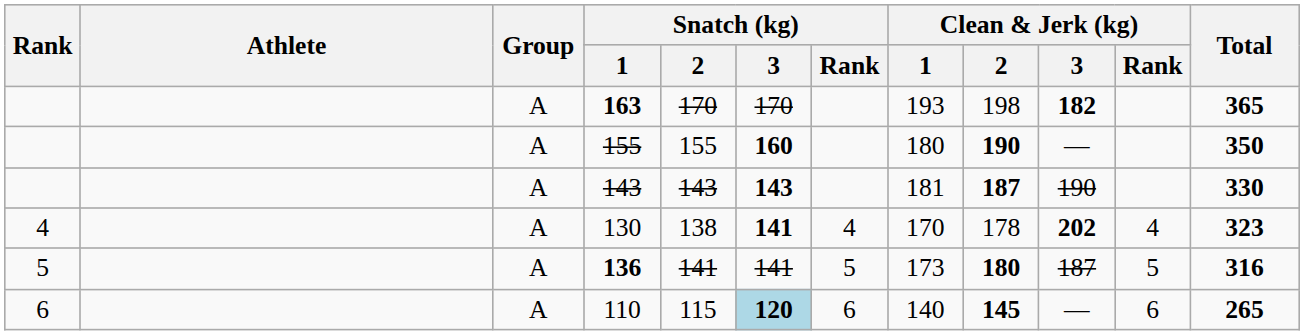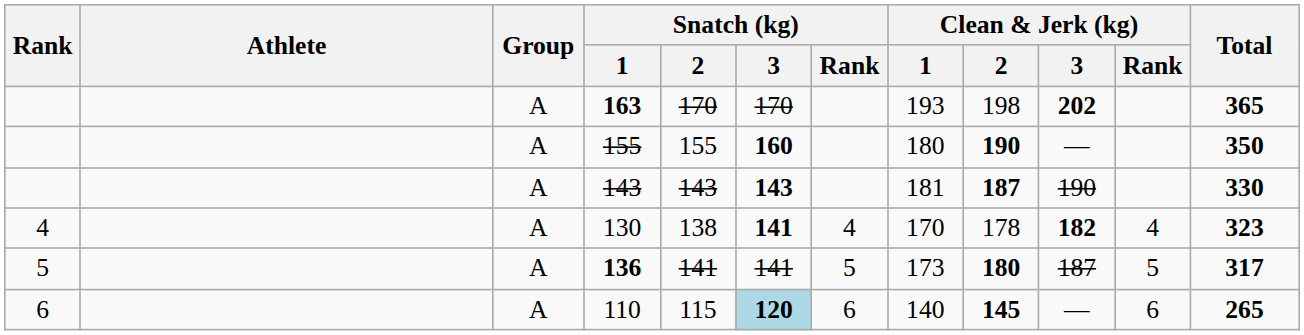(1077, 106) 182 -> (1077, 106) 202
(1077, 227) 202 -> (1077, 227) 182
(1244, 268) 316 -> (1244, 268) 317
